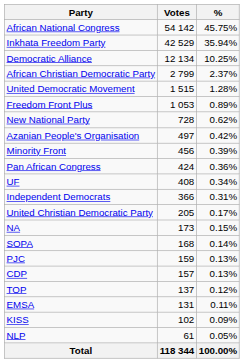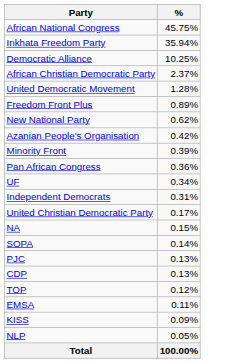- column: (177, 12)
